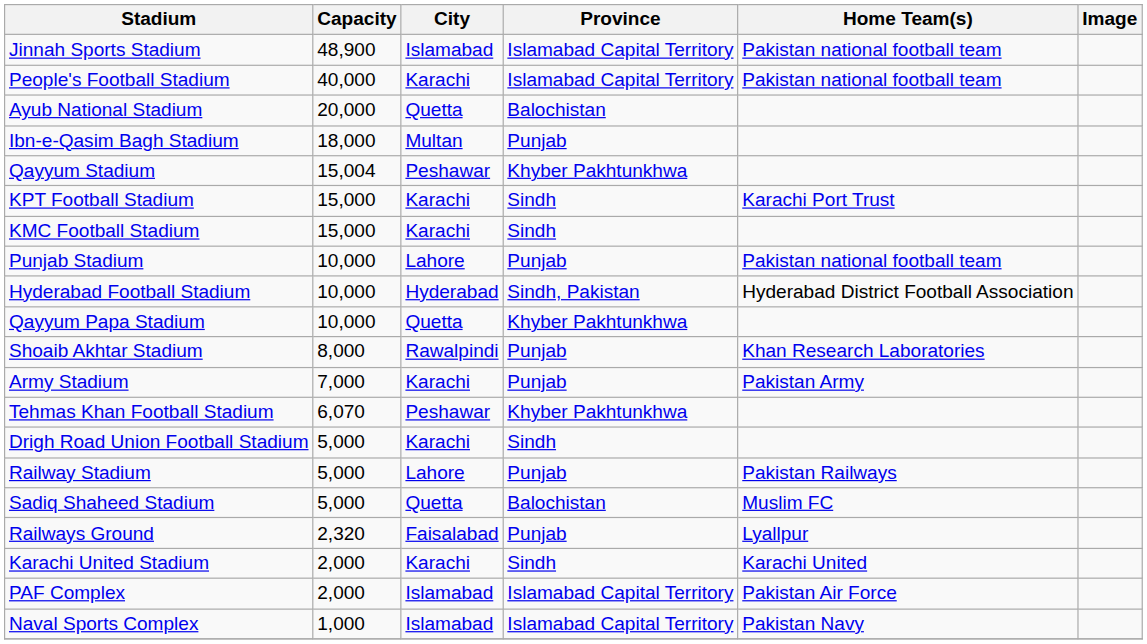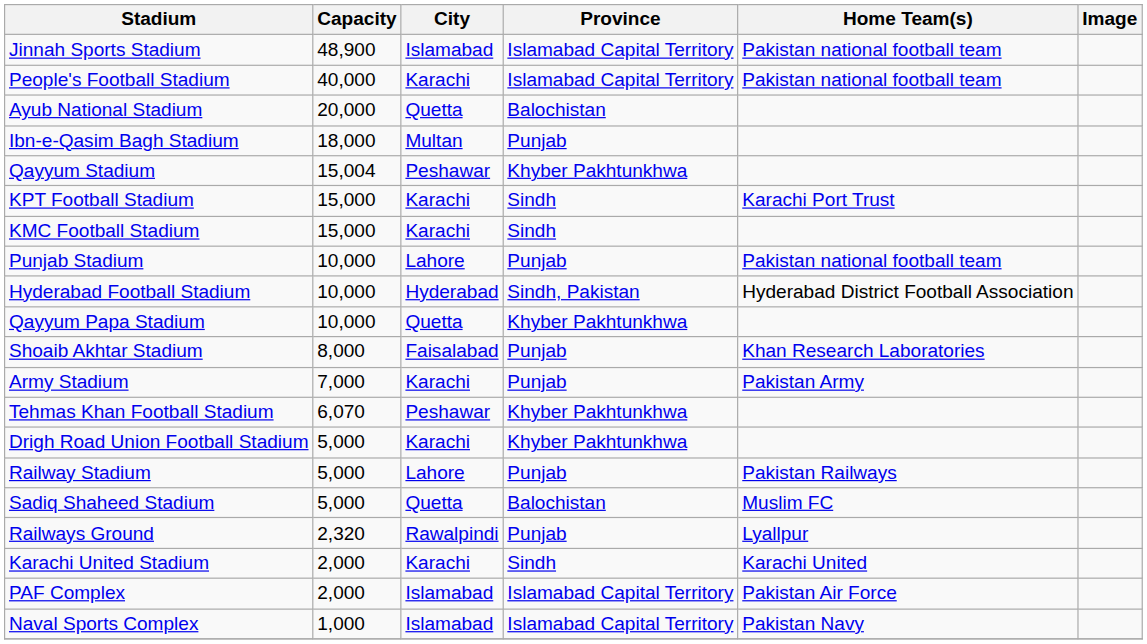(452, 351) Rawalpindi -> (452, 351) Faisalabad
(532, 442) Sindh -> (597, 442) Khyber Pakhtunkhwa
(452, 532) Faisalabad -> (452, 532) Rawalpindi
